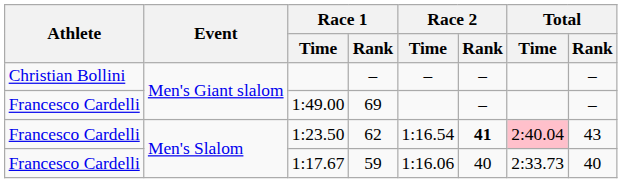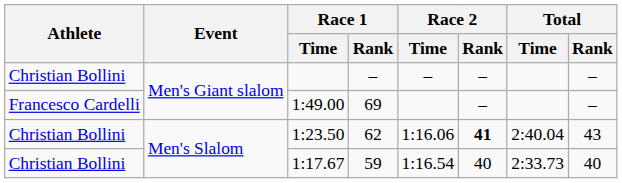(74, 134) Francesco Cardelli -> (67, 134) Christian Bollini
(428, 134) 1:16.54 -> (428, 134) 1:16.06
(538, 134) pink background -> (538, 134) no background
(74, 162) Francesco Cardelli -> (67, 162) Christian Bollini
(428, 162) 1:16.06 -> (428, 162) 1:16.54
